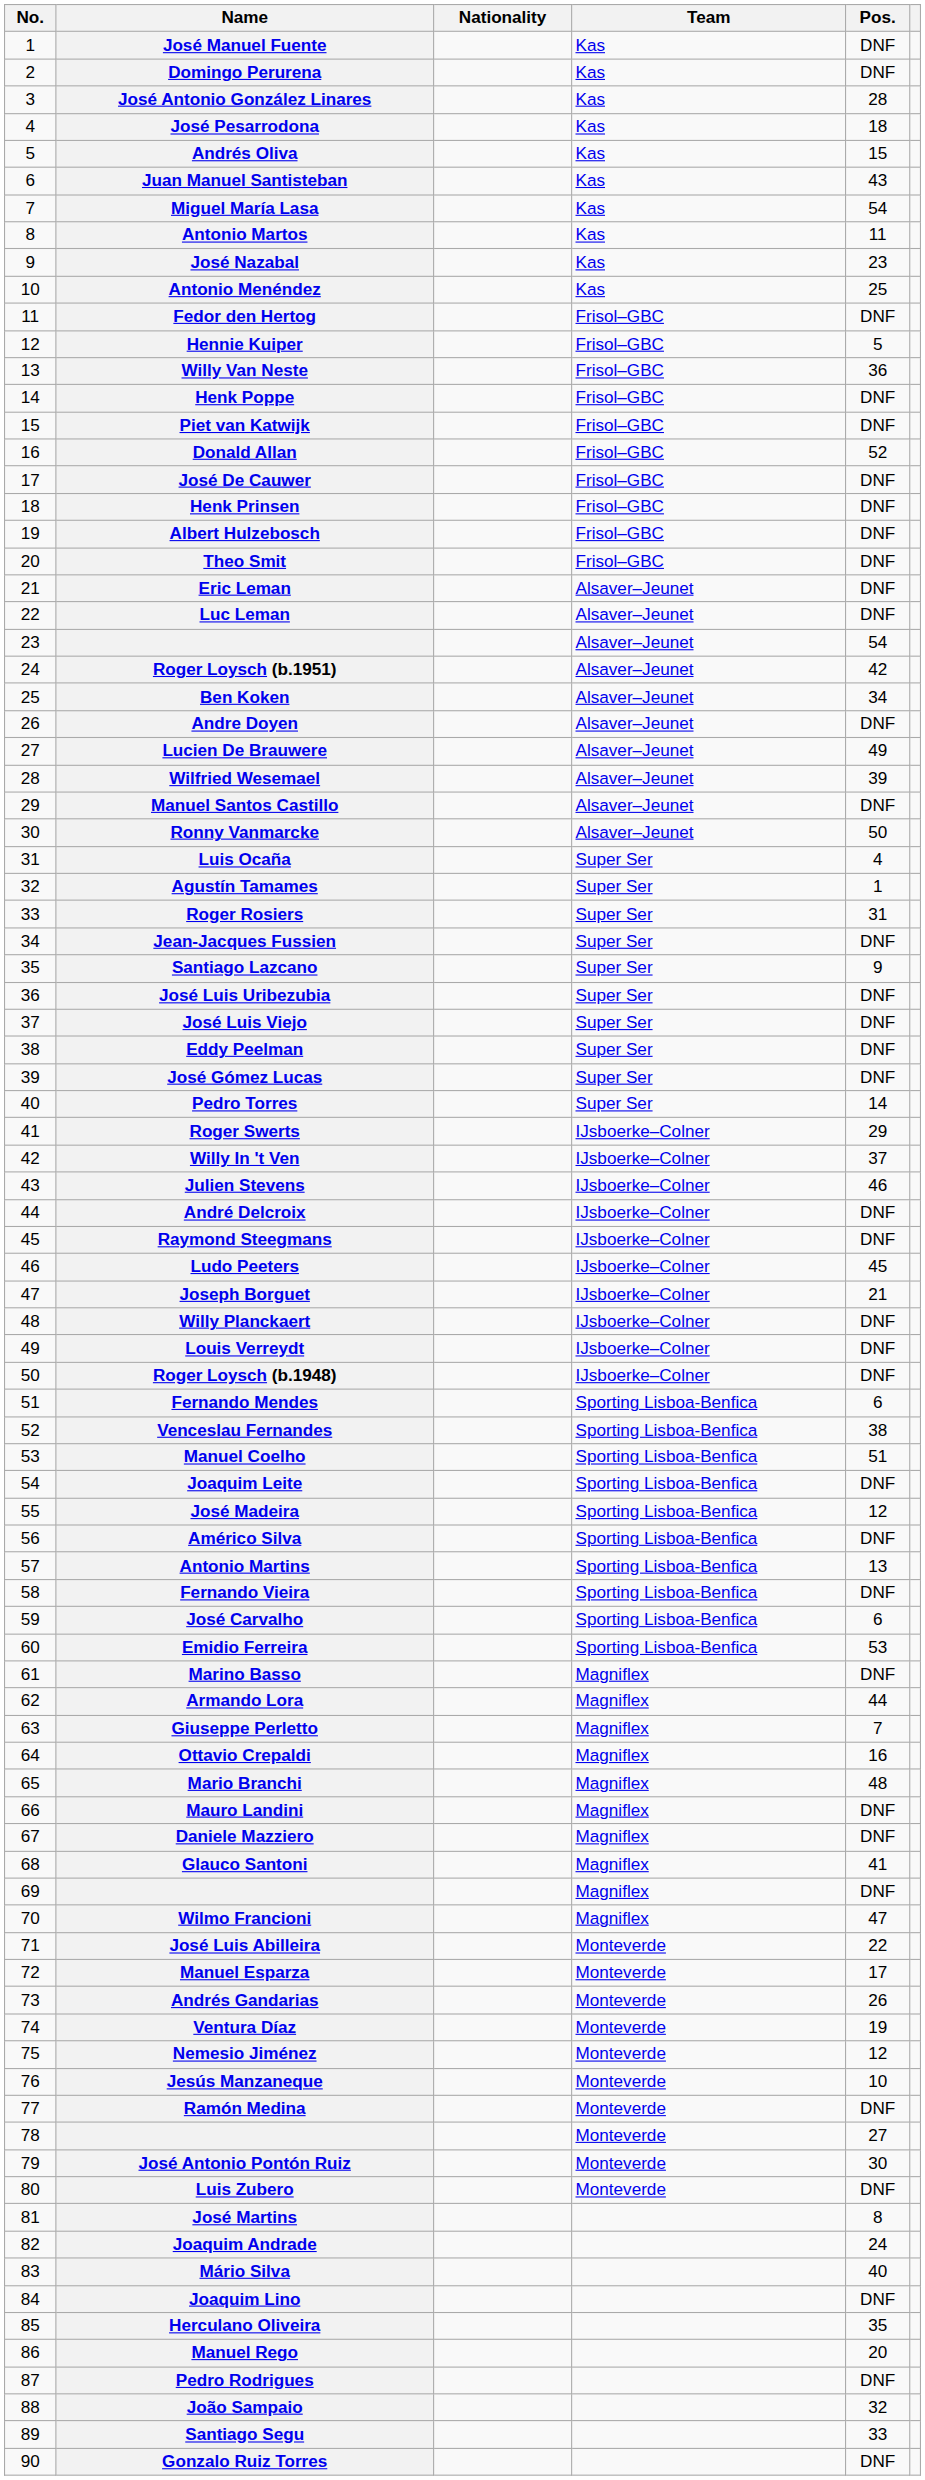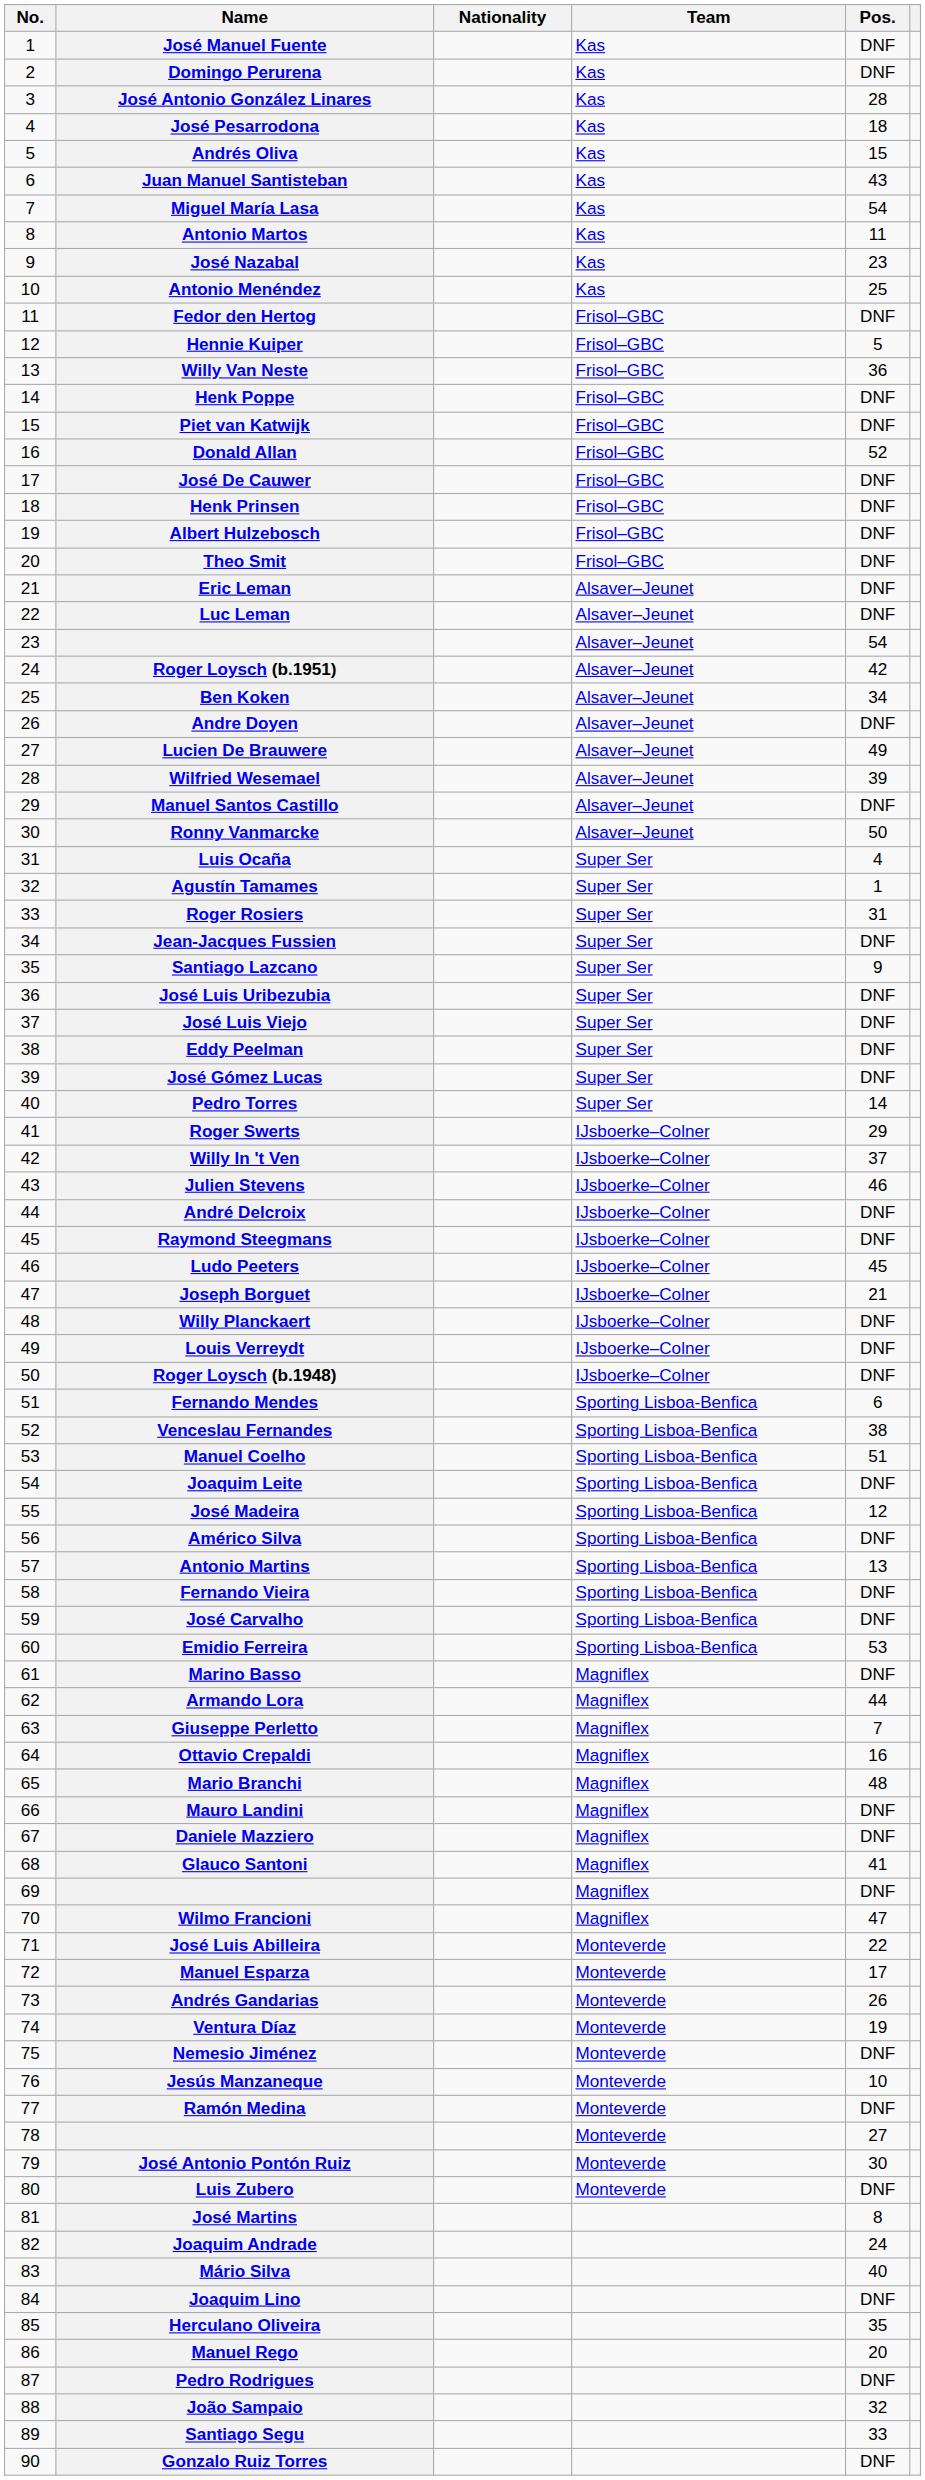(878, 1619) 6 -> (878, 1619) DNF
(878, 2054) 12 -> (878, 2054) DNF
